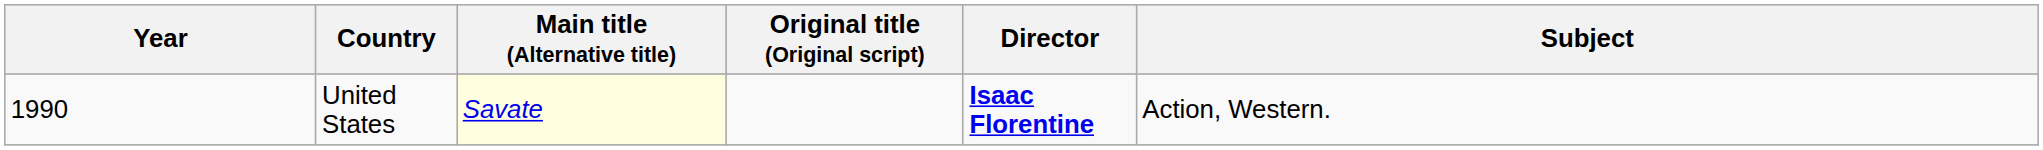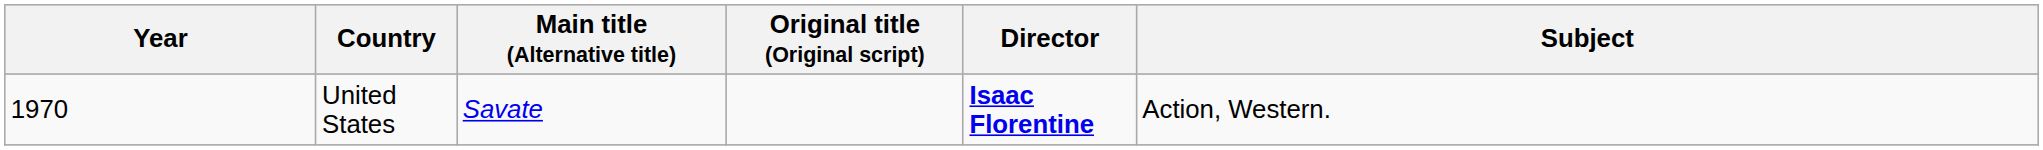(39, 109) 1990 -> (39, 109) 1970
(503, 109) lightyellow background -> (503, 109) no background
